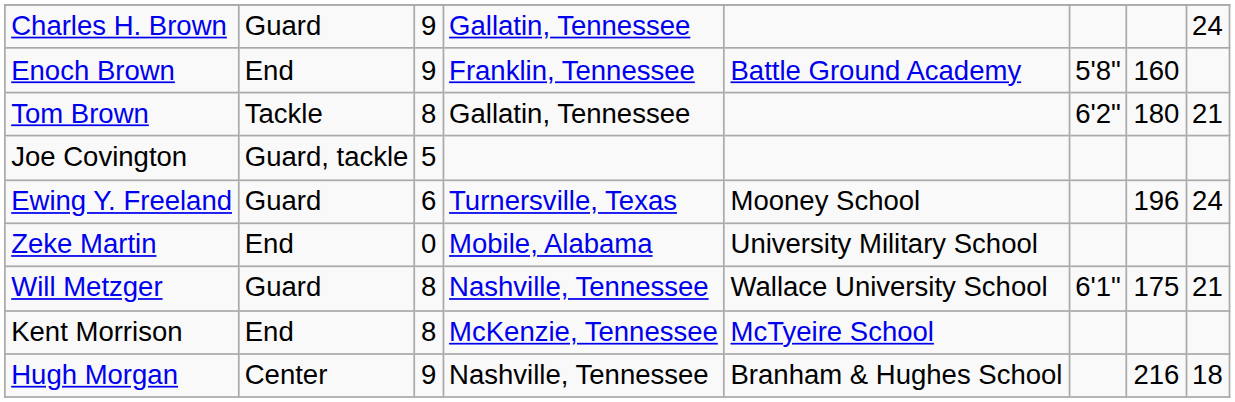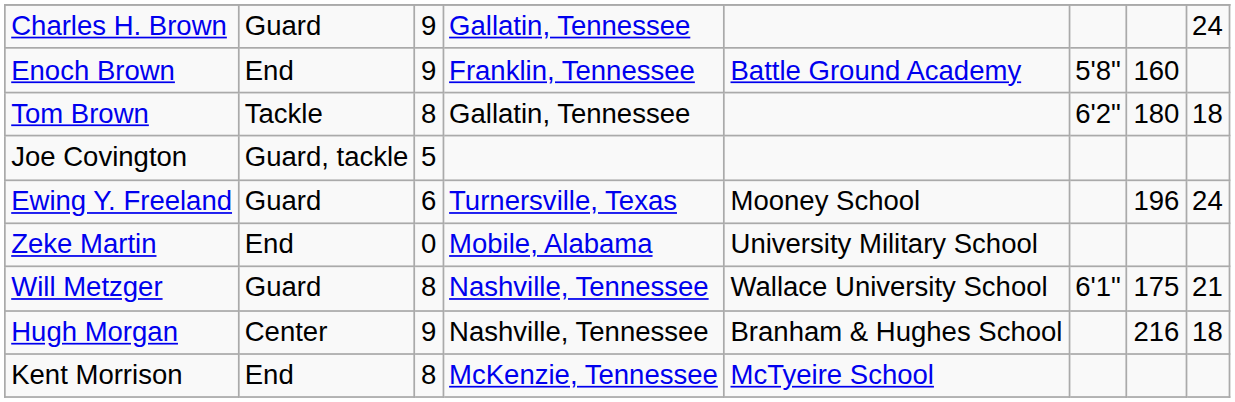(1207, 113) 21 -> (1207, 113) 18
rows swapped: (95, 375) <-> (97, 331)
